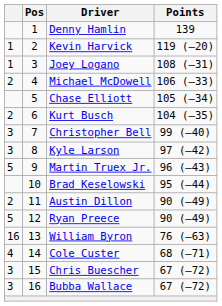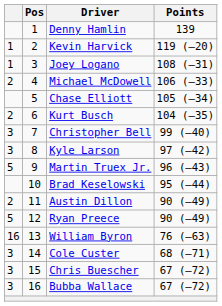(10, 253) 4 -> (10, 253) 3
